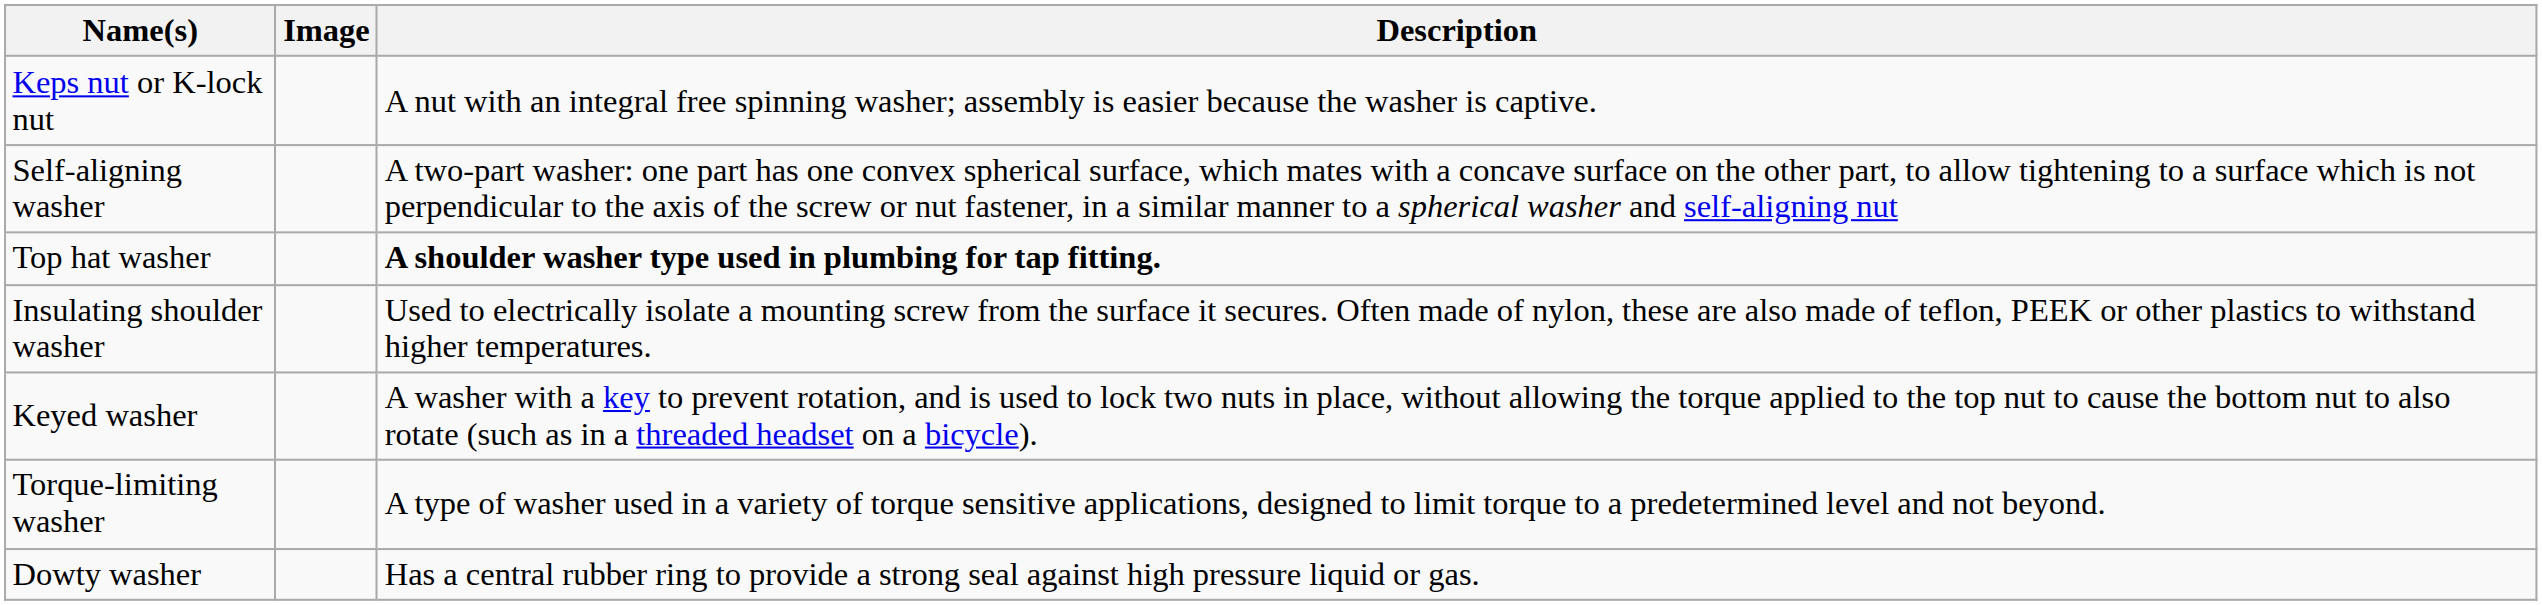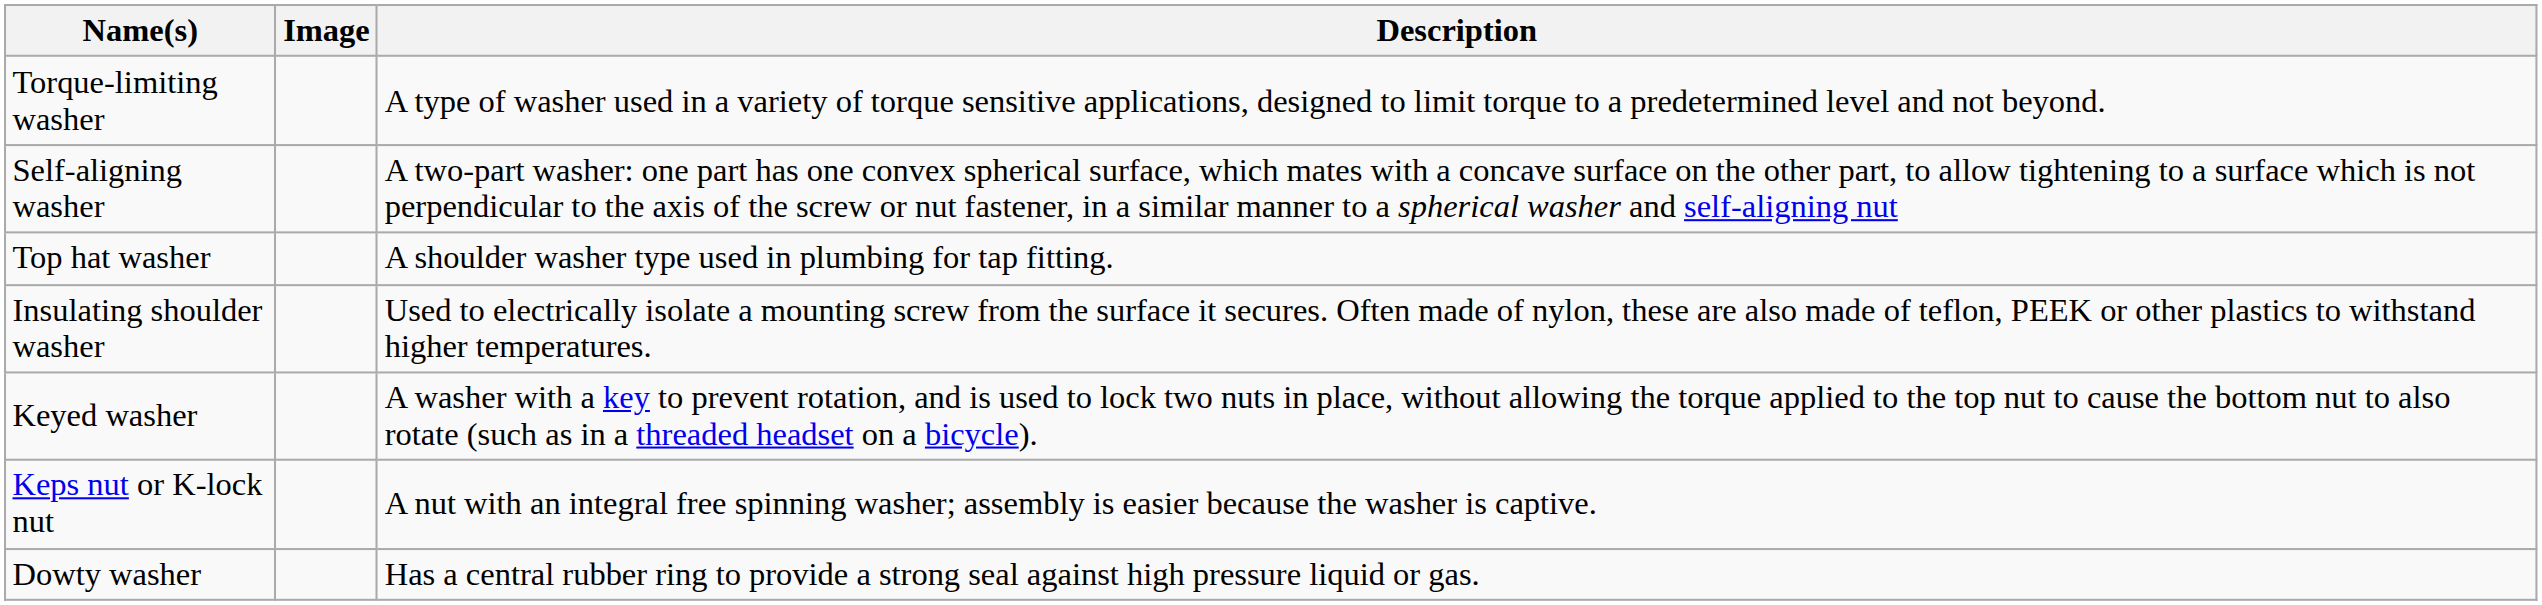rows swapped: (137, 100) <-> (115, 503)
(773, 257) bold -> (749, 257) normal
